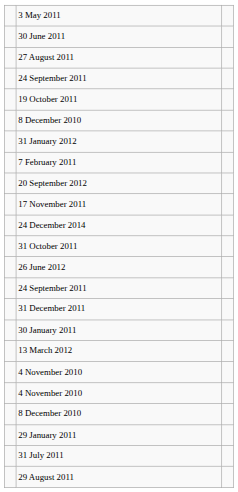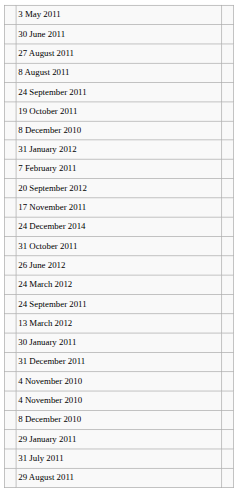+ row: (10, 73)
+ row: (10, 285)
rows swapped: (10, 351) <-> (10, 309)
